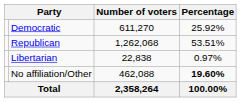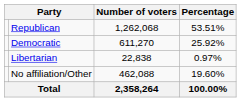rows swapped: (35, 43) <-> (36, 27)
(208, 74) bold -> (208, 74) normal
